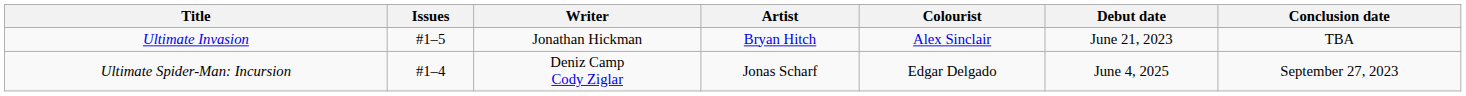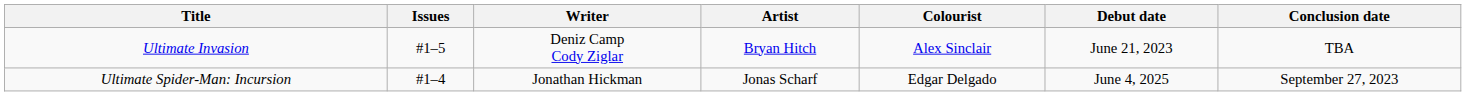(587, 39) Jonathan Hickman -> (587, 47) Deniz Camp Cody Ziglar
(587, 71) Deniz Camp Cody Ziglar -> (587, 79) Jonathan Hickman
